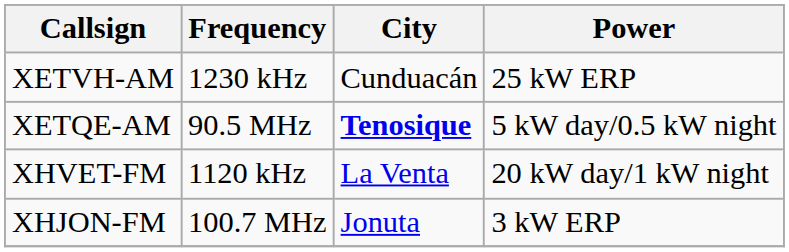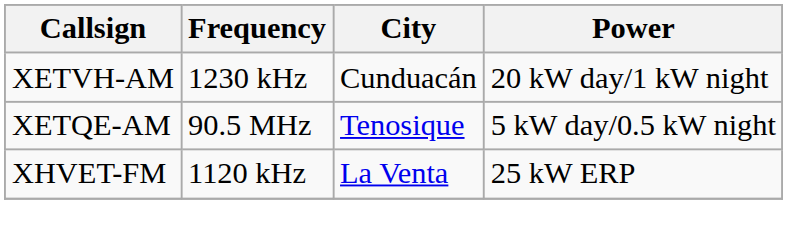(564, 76) 25 kW ERP -> (630, 76) 20 kW day/1 kW night
(406, 125) bold -> (402, 125) normal
(630, 173) 20 kW day/1 kW night -> (563, 173) 25 kW ERP
- row: (89, 221)
